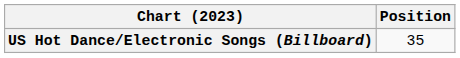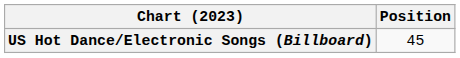(415, 41) 35 -> (415, 41) 45
